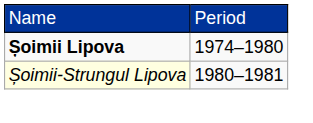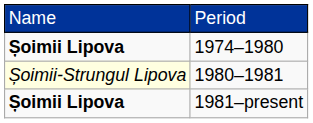+ row: (249, 103)
